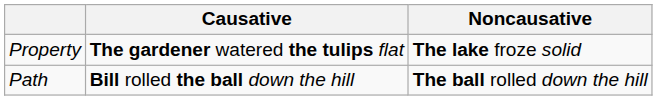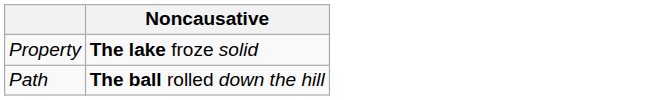- column: (247, 19)
